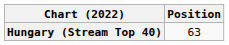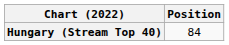(194, 32) 63 -> (194, 32) 84
